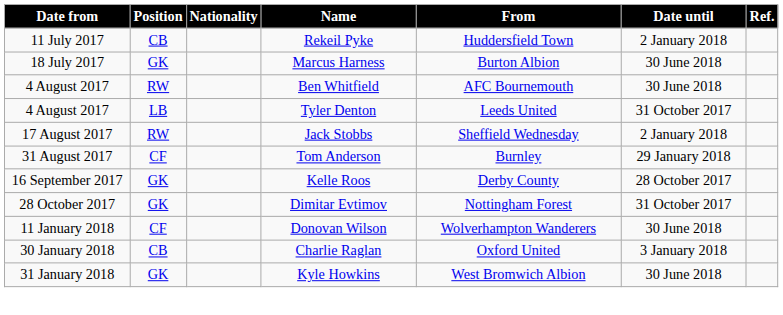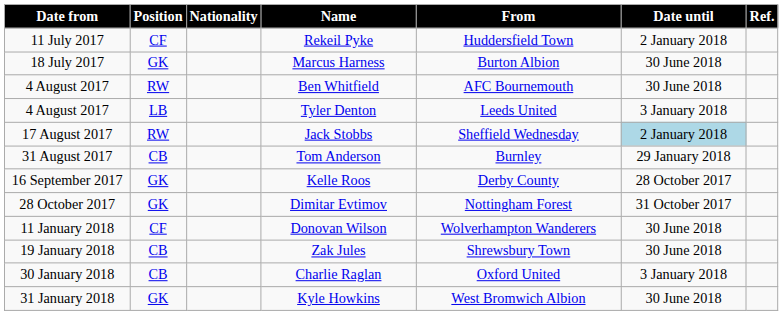(158, 40) CB -> (158, 40) CF
(684, 110) 31 October 2017 -> (684, 110) 3 January 2018
(684, 134) no background -> (684, 134) lightblue background
(158, 157) CF -> (158, 157) CB
+ row: (339, 251)
